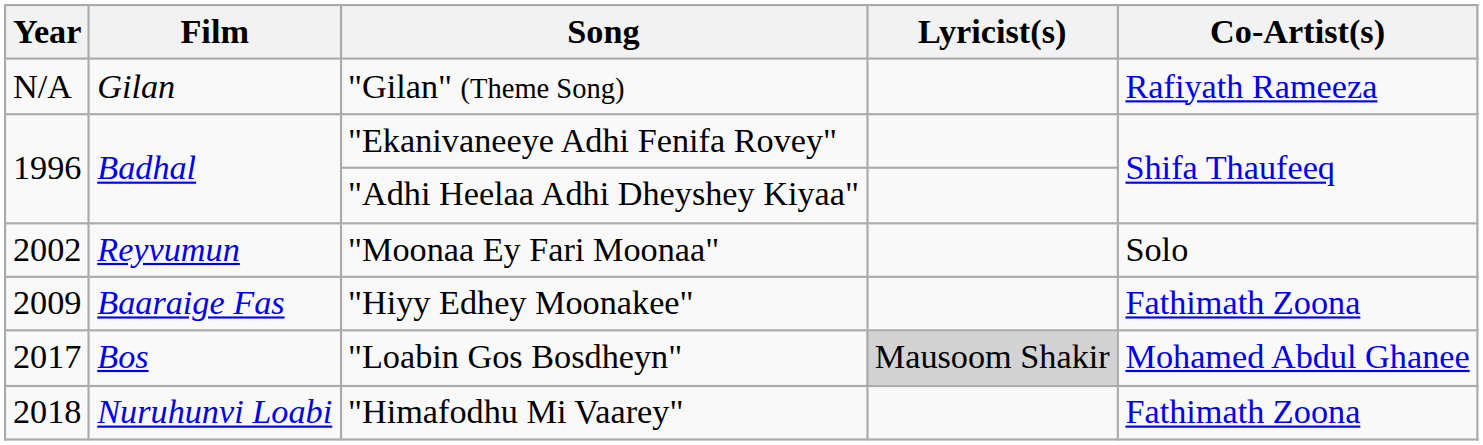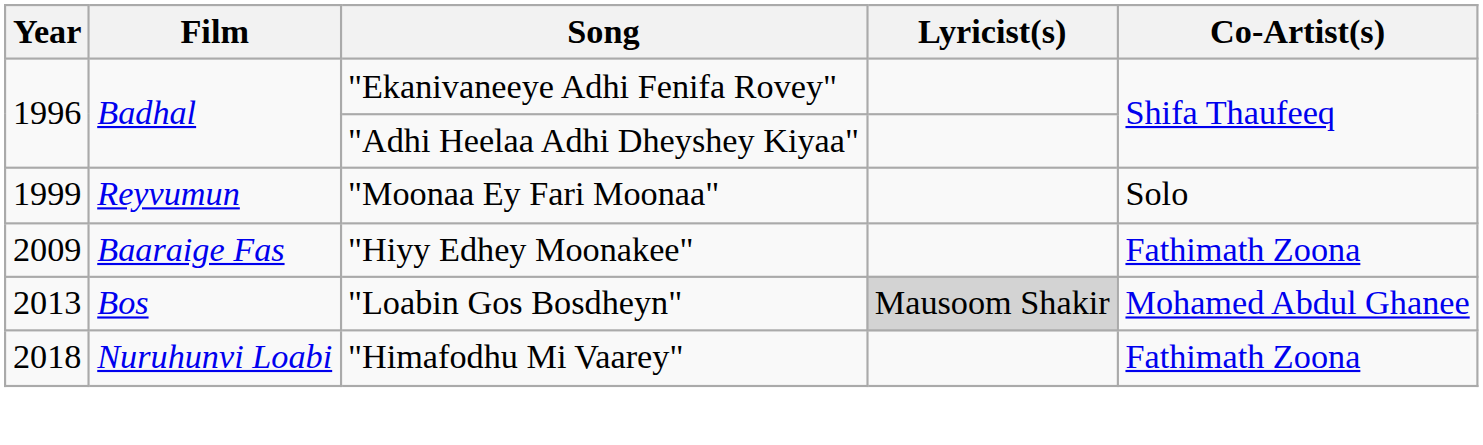- row: (486, 85)
(47, 248) 2002 -> (47, 194) 1999
(47, 357) 2017 -> (47, 303) 2013
